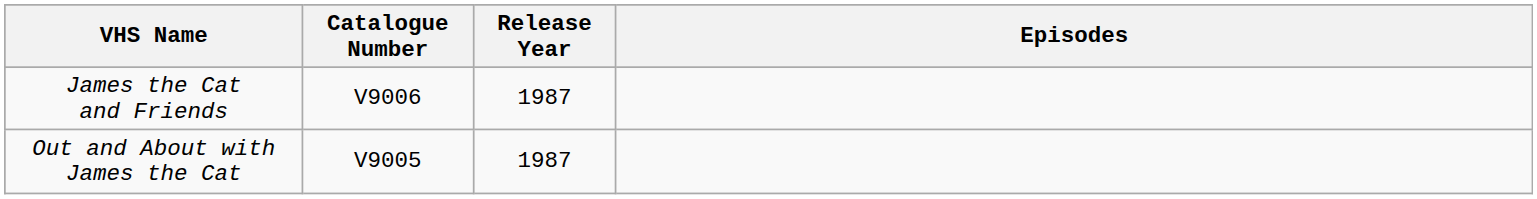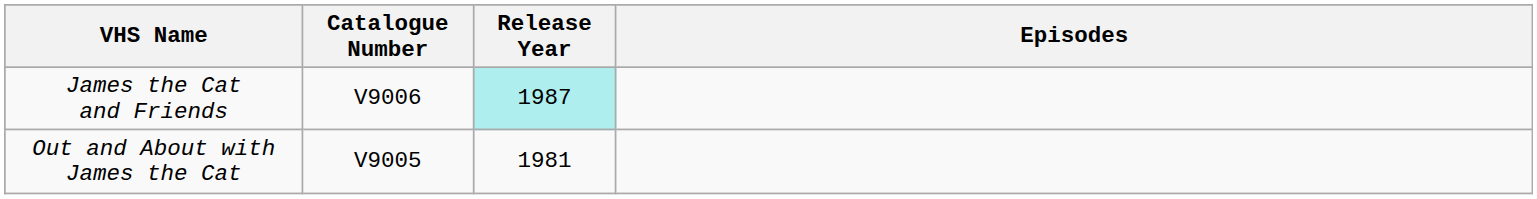(545, 99) no background -> (545, 99) paleturquoise background
(545, 161) 1987 -> (545, 161) 1981
